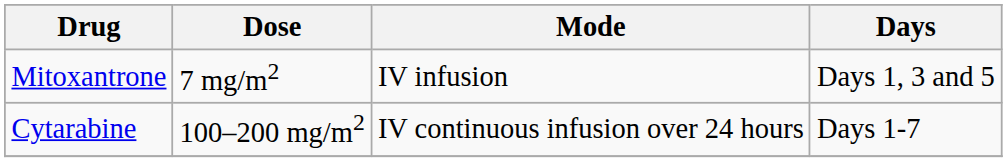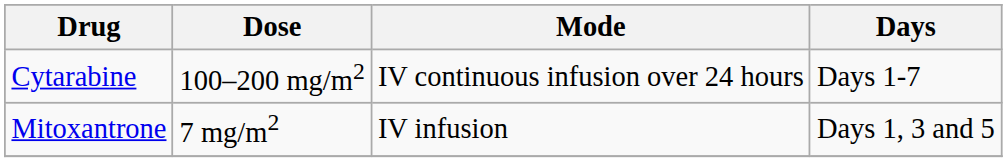rows swapped: (74, 128) <-> (89, 76)
